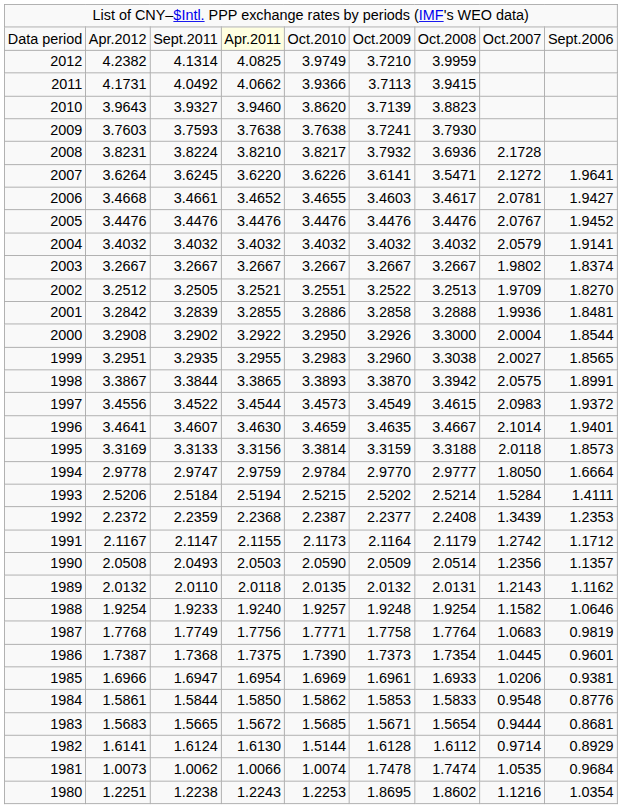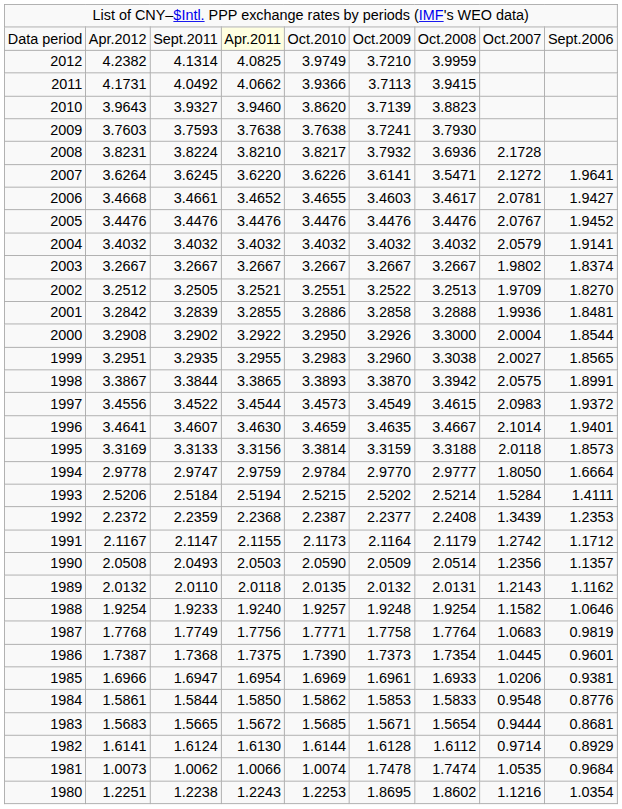(324, 746) 1.5144 -> (324, 746) 1.6144
